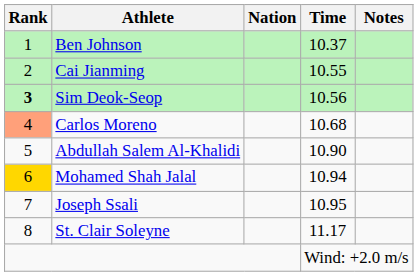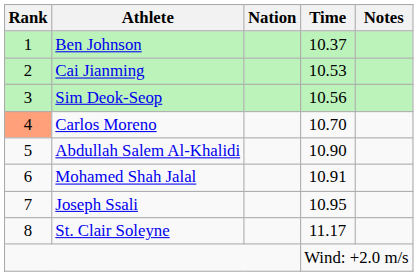(328, 71) 10.55 -> (328, 71) 10.53
(28, 97) bold -> (28, 97) normal
(328, 124) 10.68 -> (328, 124) 10.70
(28, 177) gold background -> (28, 177) no background
(328, 177) 10.94 -> (328, 177) 10.91
